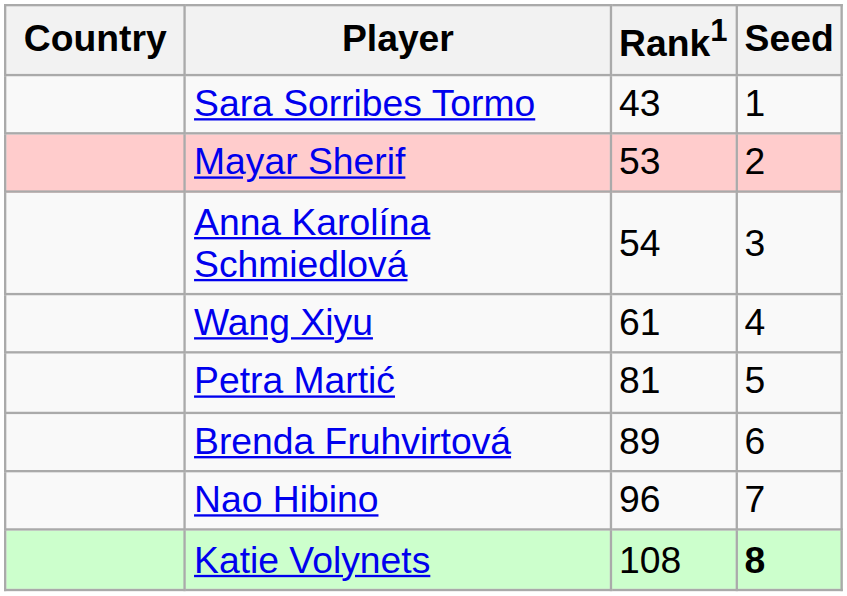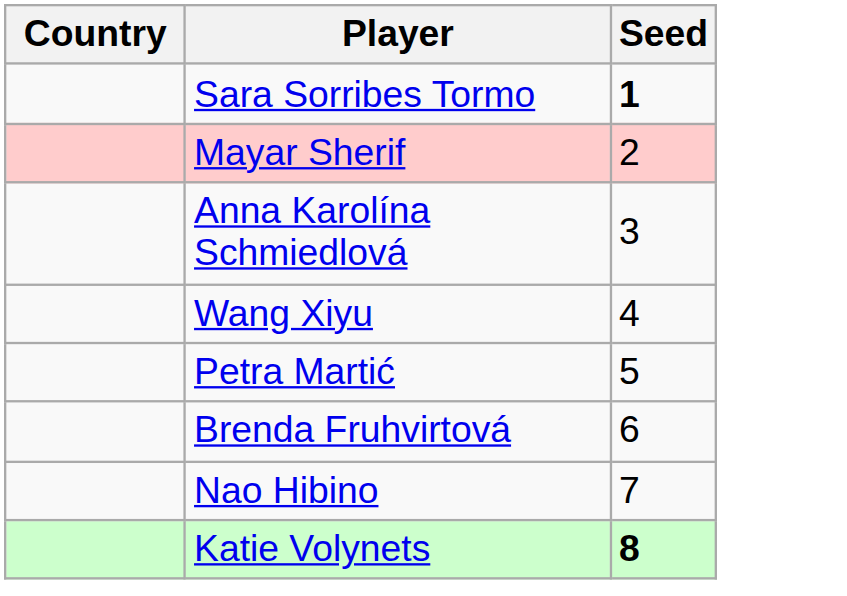- column: (673, 39)
(755, 103) normal -> (629, 93) bold
